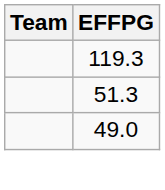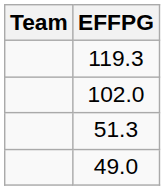+ row: (116, 94)
